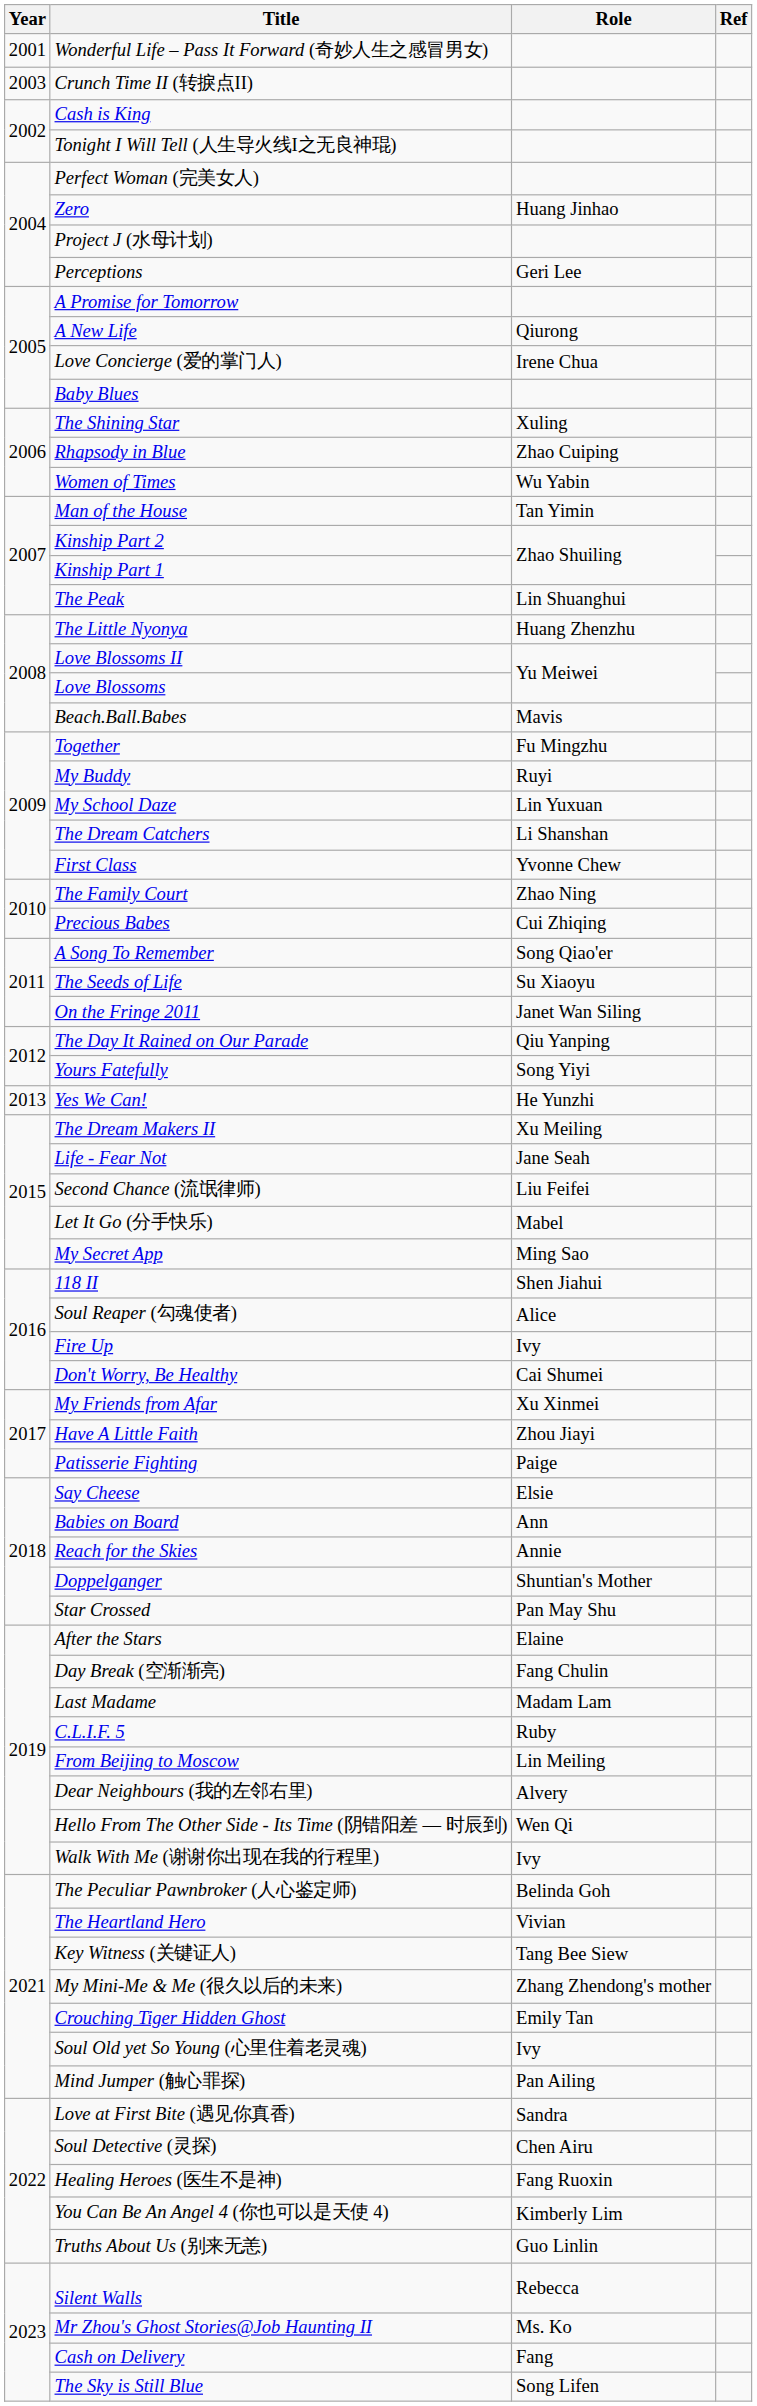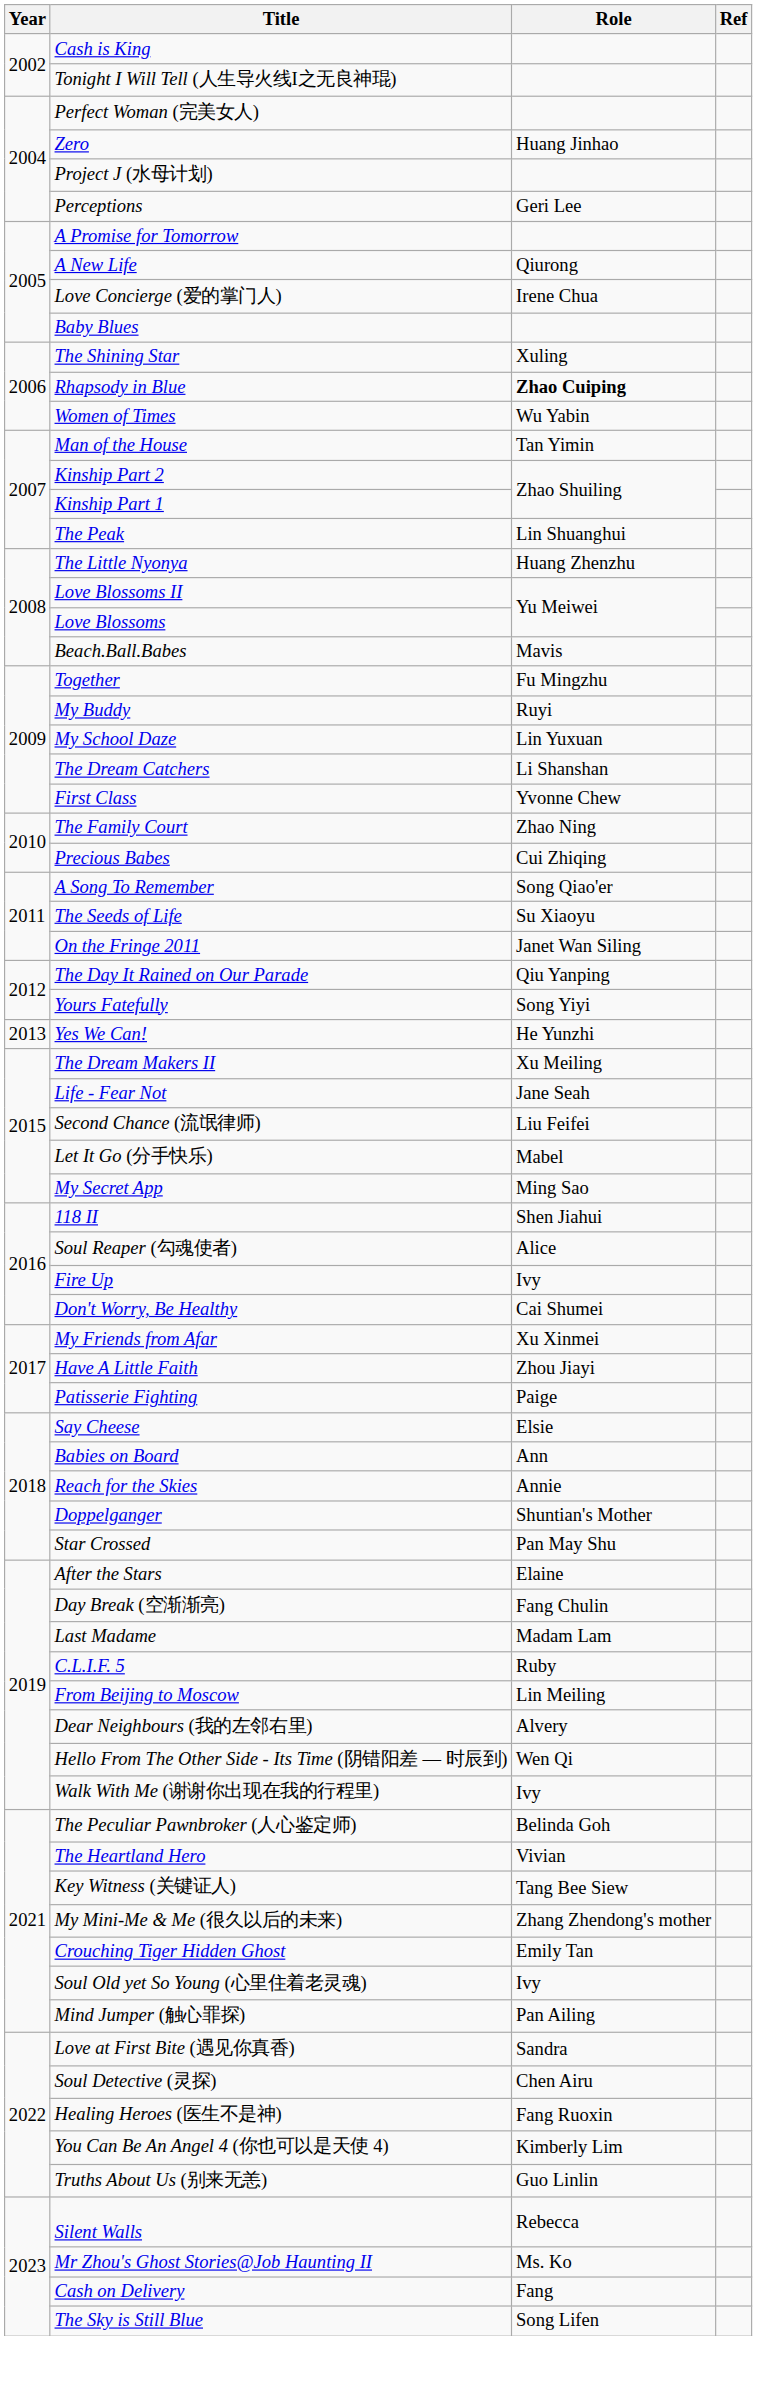- row: (271, 49)
- row: (154, 82)
(567, 452) normal -> (571, 386) bold
